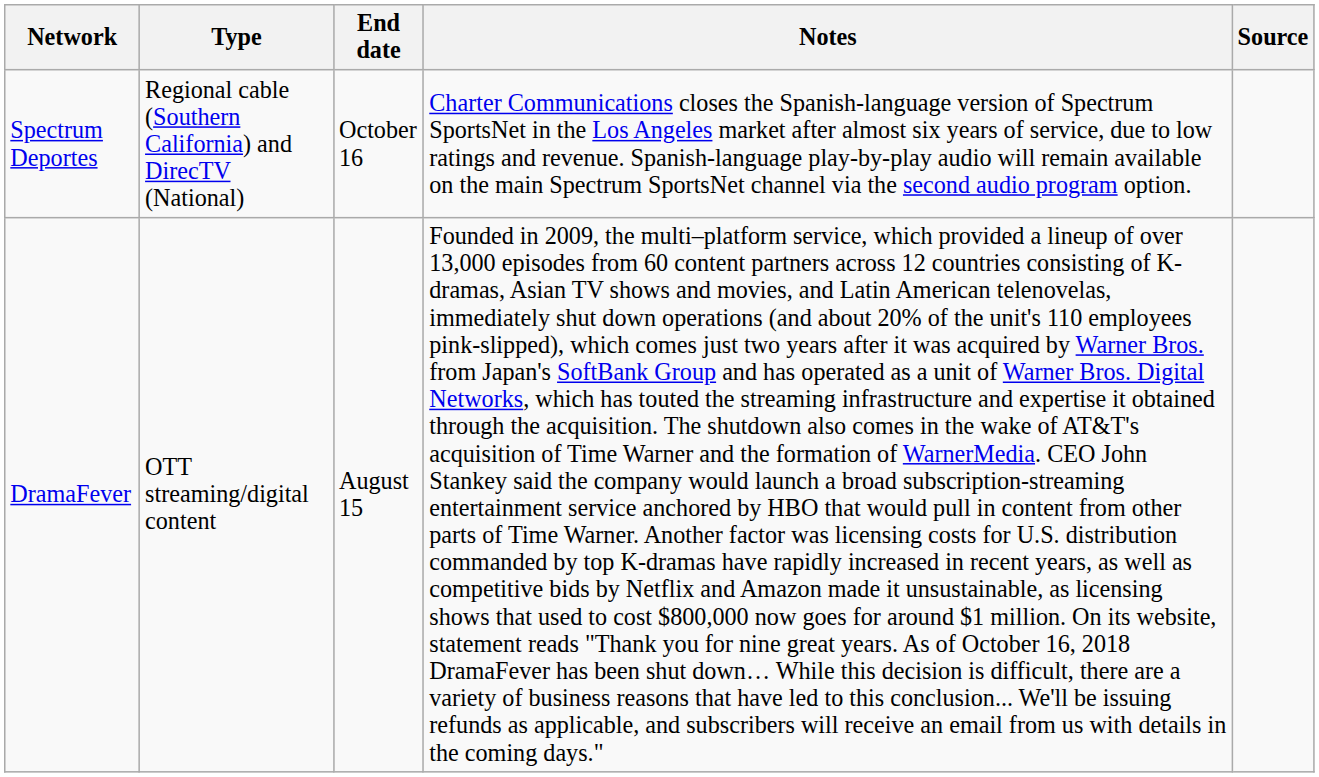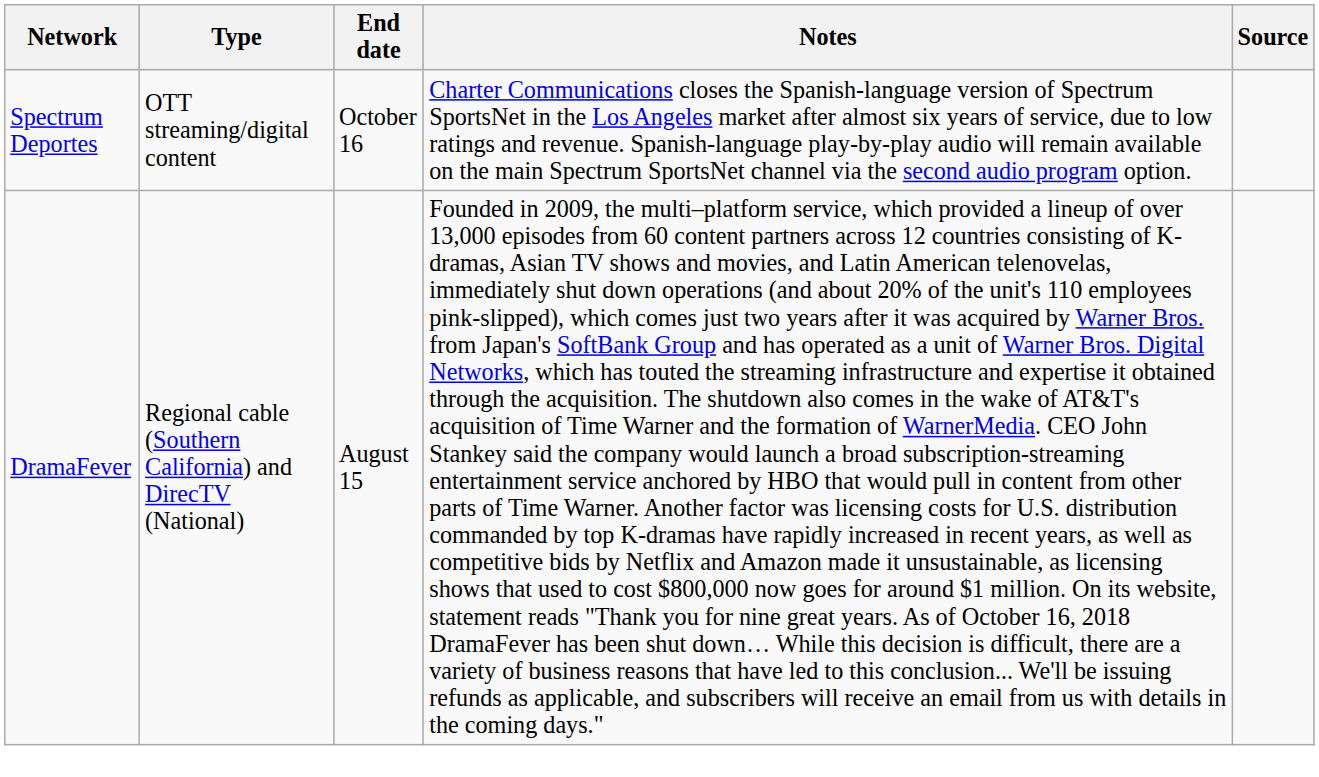(219, 143) Regional cable (Southern California) and DirecTV (National) -> (227, 129) OTT streaming/digital content
(227, 494) OTT streaming/digital content -> (219, 467) Regional cable (Southern California) and DirecTV (National)
